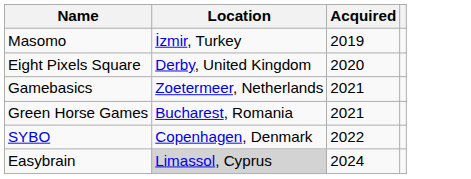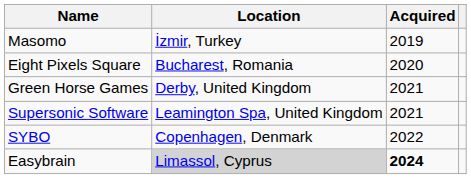(233, 64) Derby, United Kingdom -> (224, 64) Bucharest, Romania
- row: (50, 88)
(224, 112) Bucharest, Romania -> (233, 88) Derby, United Kingdom
+ row: (78, 112)
(347, 161) normal -> (406, 161) bold
